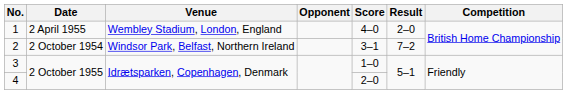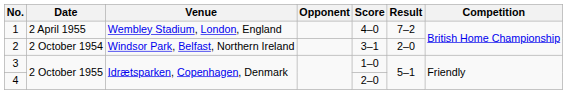(406, 30) 2–0 -> (406, 30) 7–2
(406, 47) 7–2 -> (406, 47) 2–0
